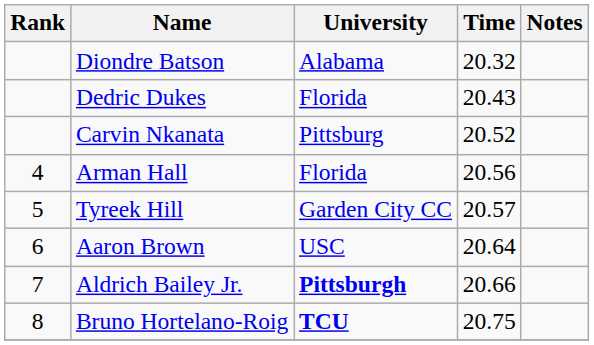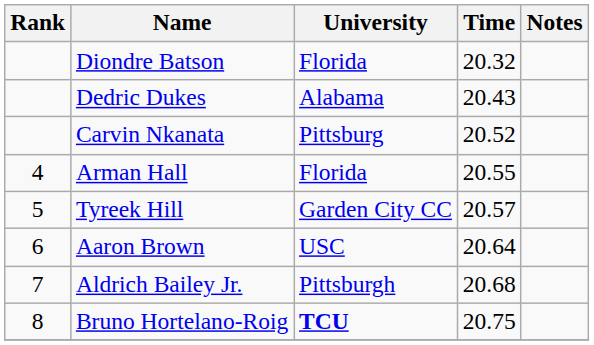(342, 60) Alabama -> (333, 60) Florida
(333, 97) Florida -> (342, 97) Alabama
(489, 172) 20.56 -> (489, 172) 20.55
(353, 284) bold -> (347, 284) normal
(489, 284) 20.66 -> (489, 284) 20.68
